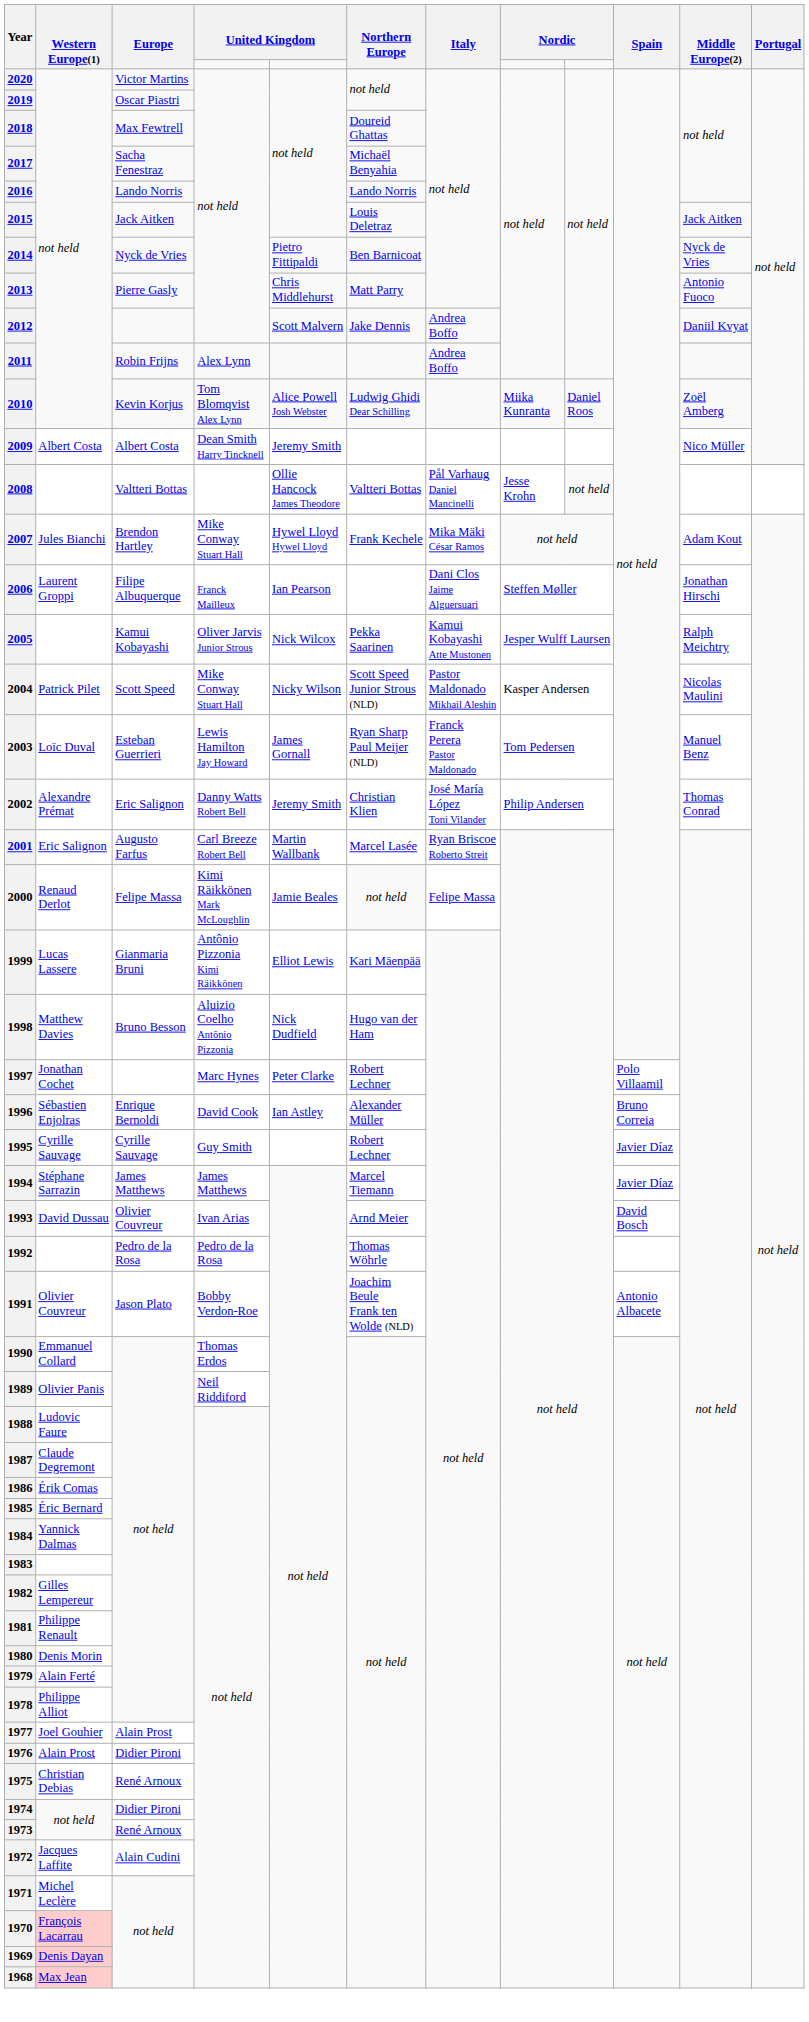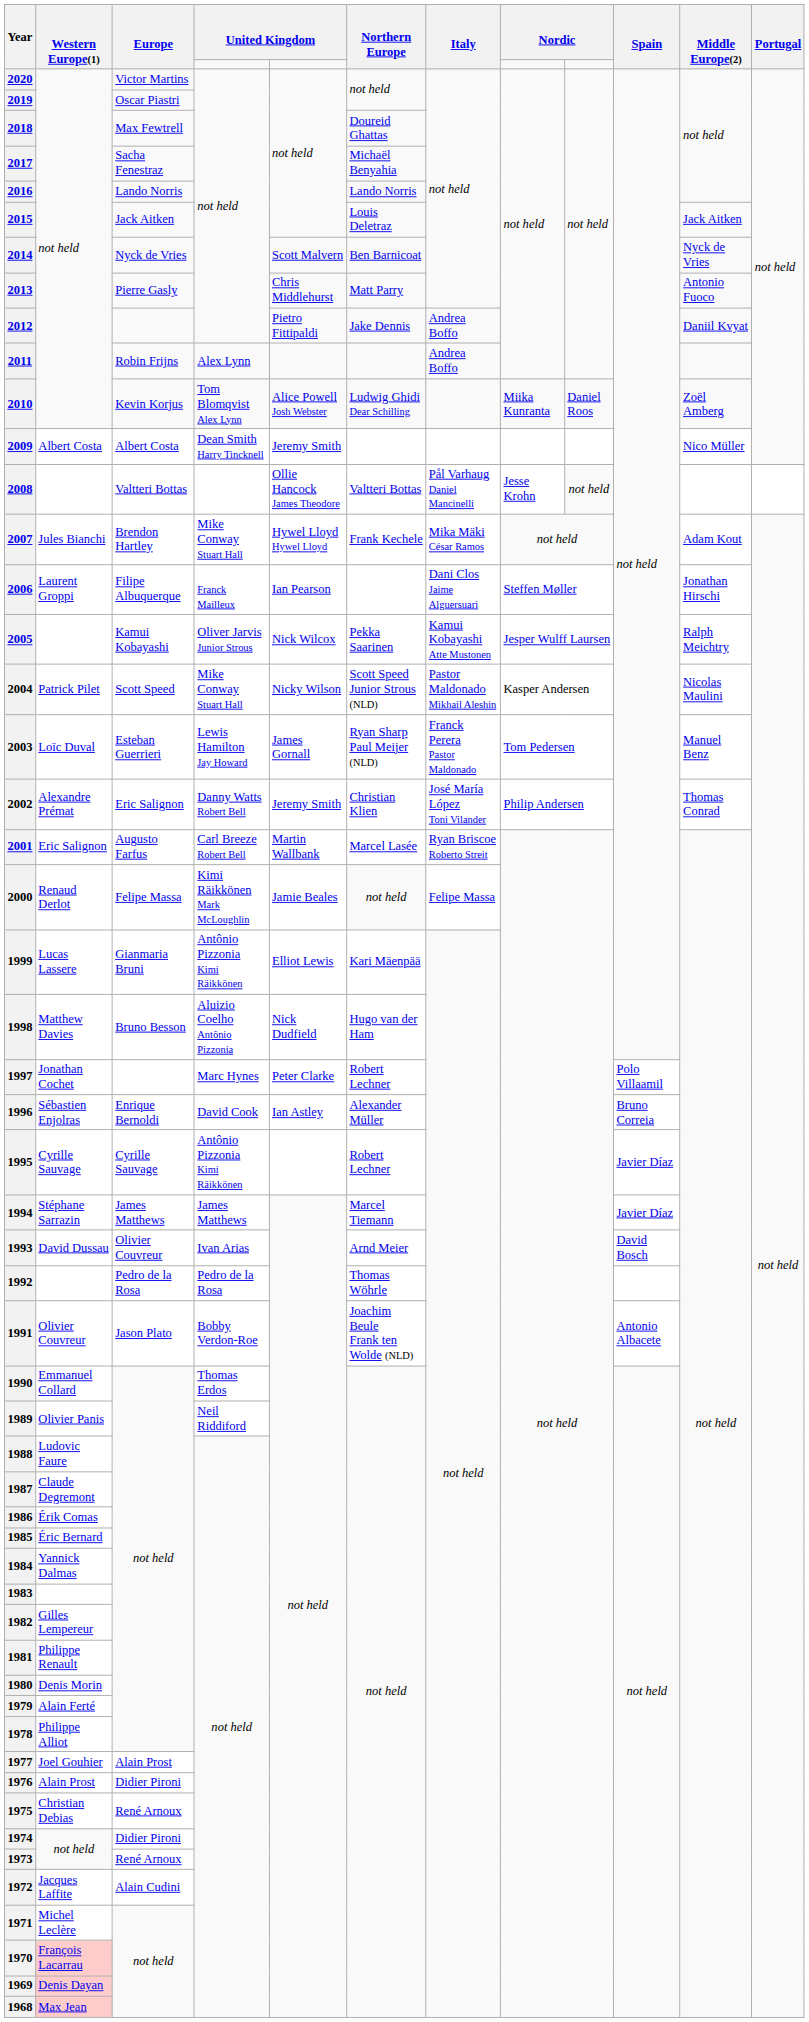(295, 254) Pietro Fittipaldi -> (308, 254) Scott Malvern
(308, 325) Scott Malvern -> (295, 325) Pietro Fittipaldi
(225, 1147) Guy Smith -> (220, 1161) Antônio Pizzonia Kimi Räikkönen
